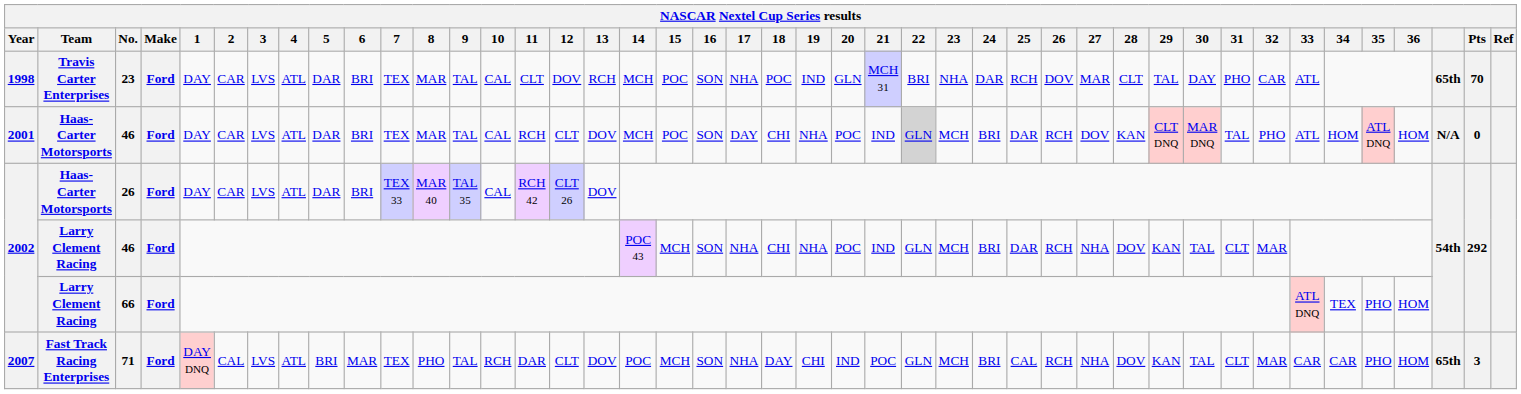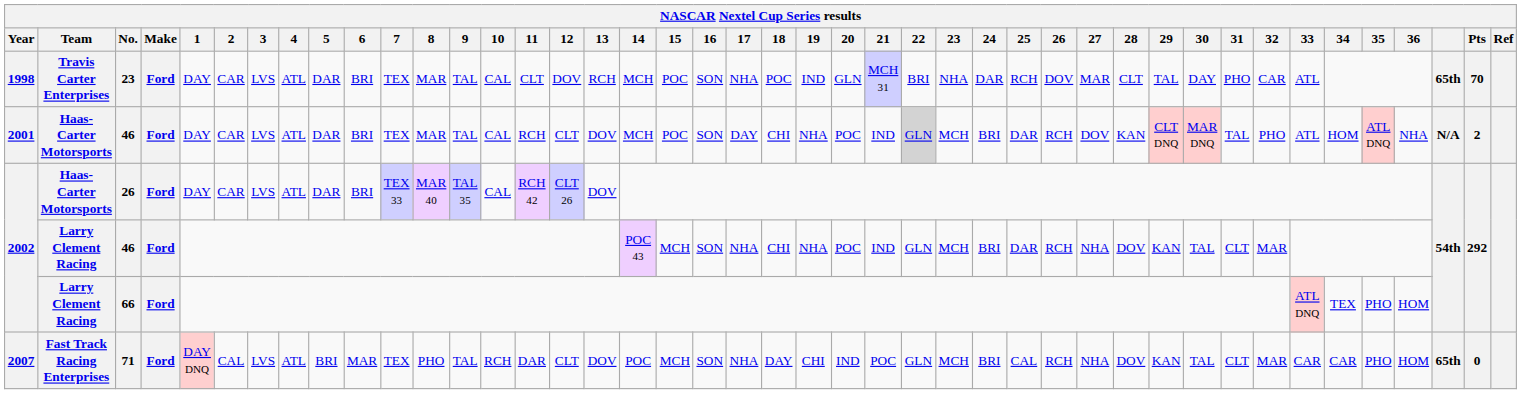(1414, 135) HOM -> (1414, 135) NHA
(1477, 135) 0 -> (1477, 135) 2
(1477, 360) 3 -> (1477, 360) 0
